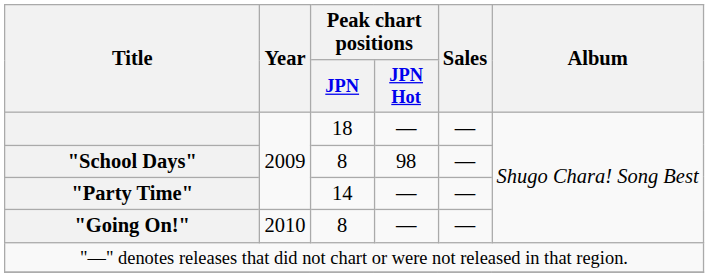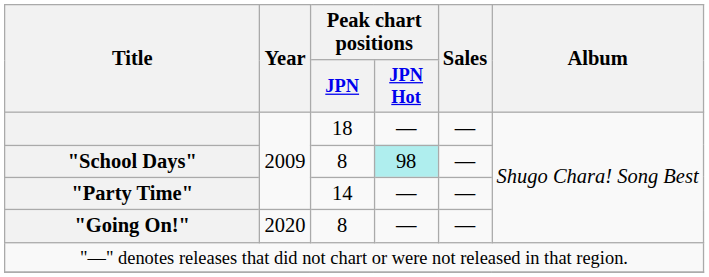(406, 160) no background -> (406, 160) paleturquoise background
(285, 225) 2010 -> (285, 225) 2020
